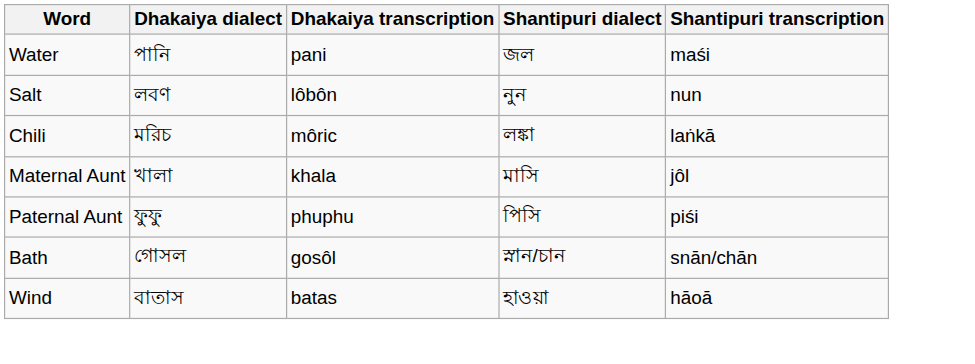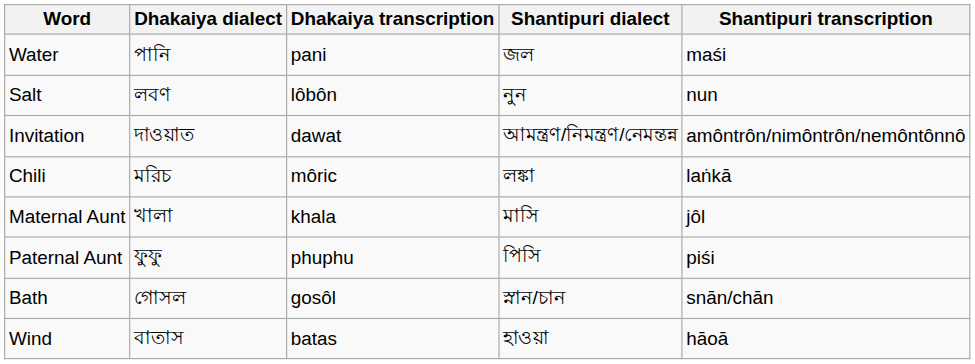+ row: (47, 135)
